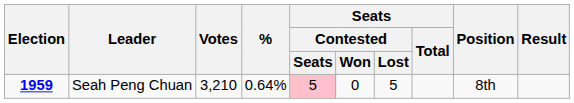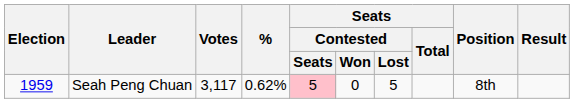(36, 86) bold -> (36, 86) normal
(218, 86) 3,210 -> (218, 86) 3,117
(266, 86) 0.64% -> (266, 86) 0.62%
